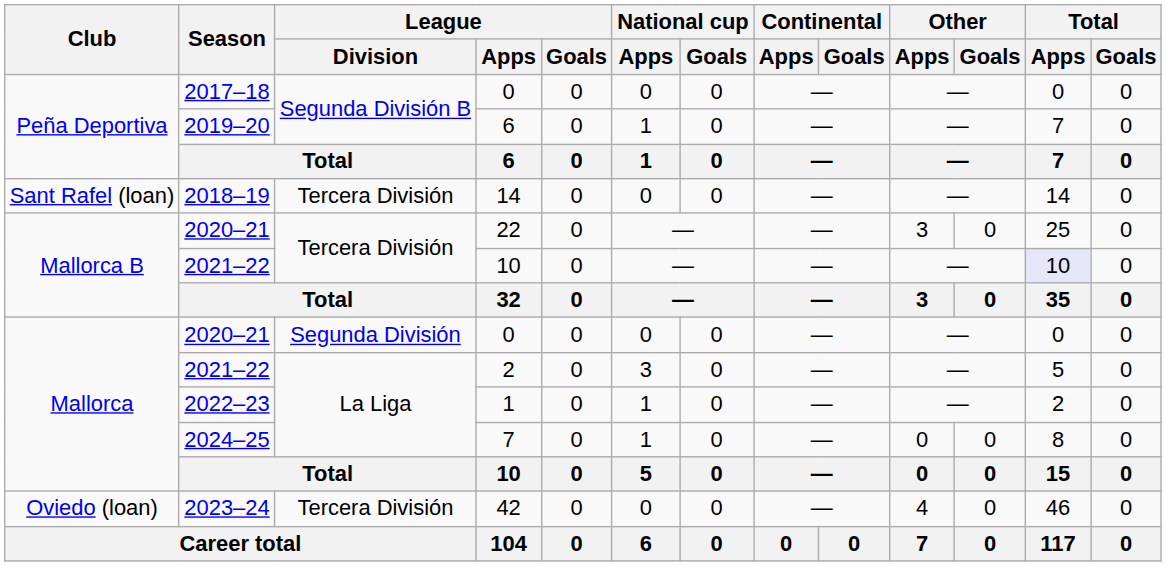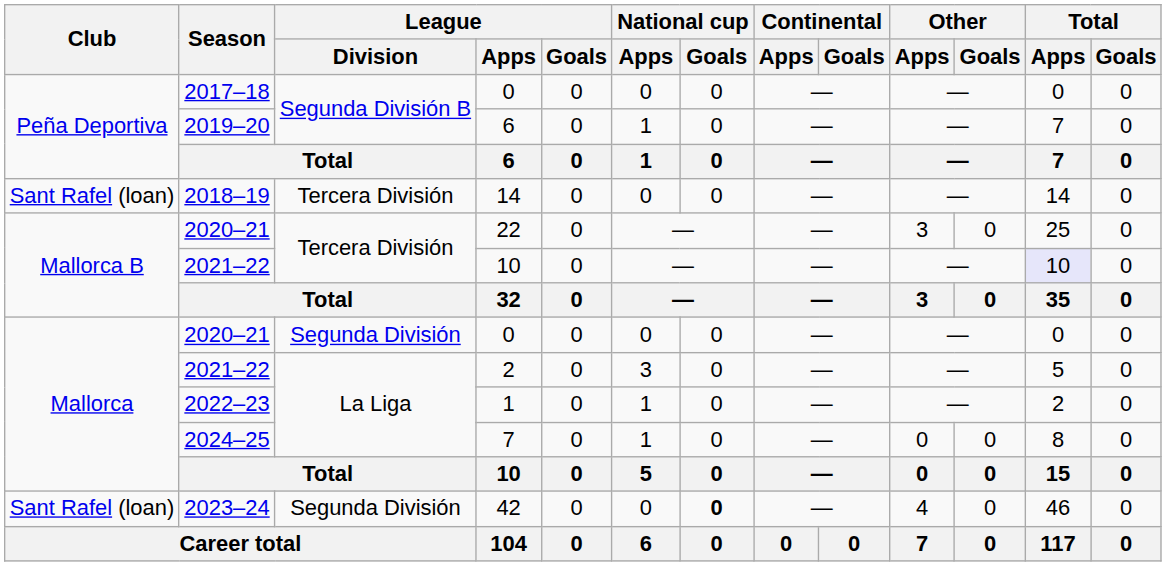(92, 508) Oviedo (loan) -> (92, 508) Sant Rafel (loan)
(375, 508) Tercera División -> (375, 508) Segunda División
(717, 508) normal -> (717, 508) bold
